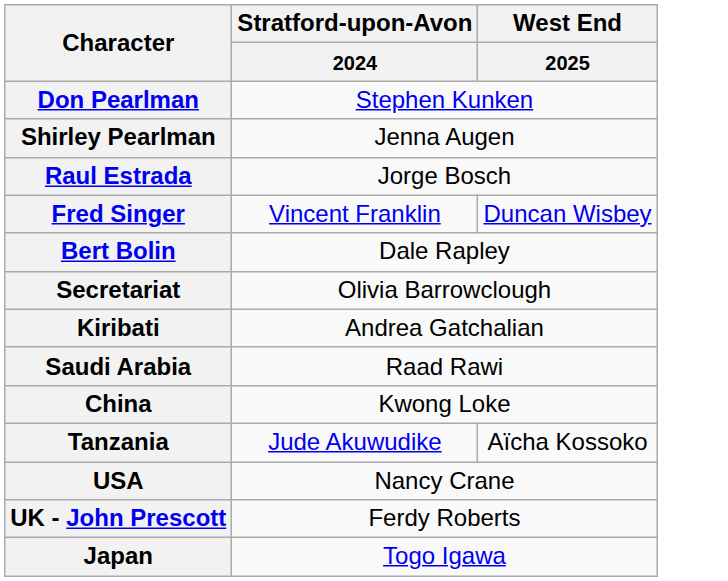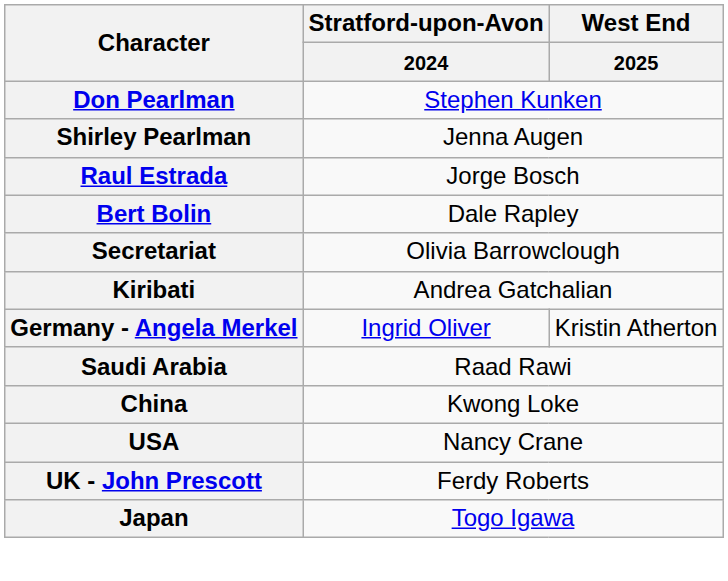- row: (118, 213)
+ row: (154, 328)
- row: (118, 442)
